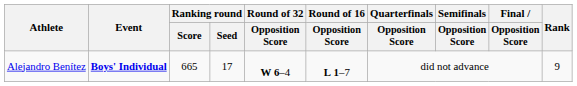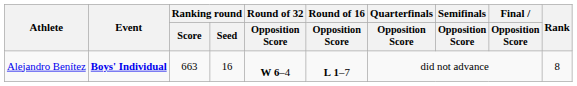(189, 66) 665 -> (189, 66) 663
(227, 66) 17 -> (227, 66) 16
(557, 66) 9 -> (557, 66) 8
